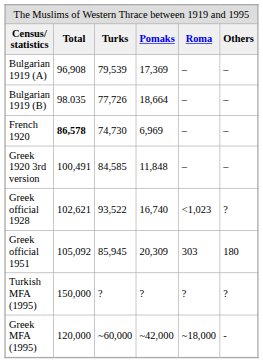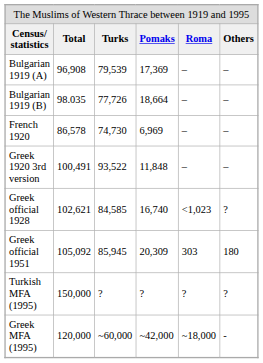(71, 130) bold -> (71, 130) normal
(112, 167) 84,585 -> (112, 167) 93,522
(112, 209) 93,522 -> (112, 209) 84,585
